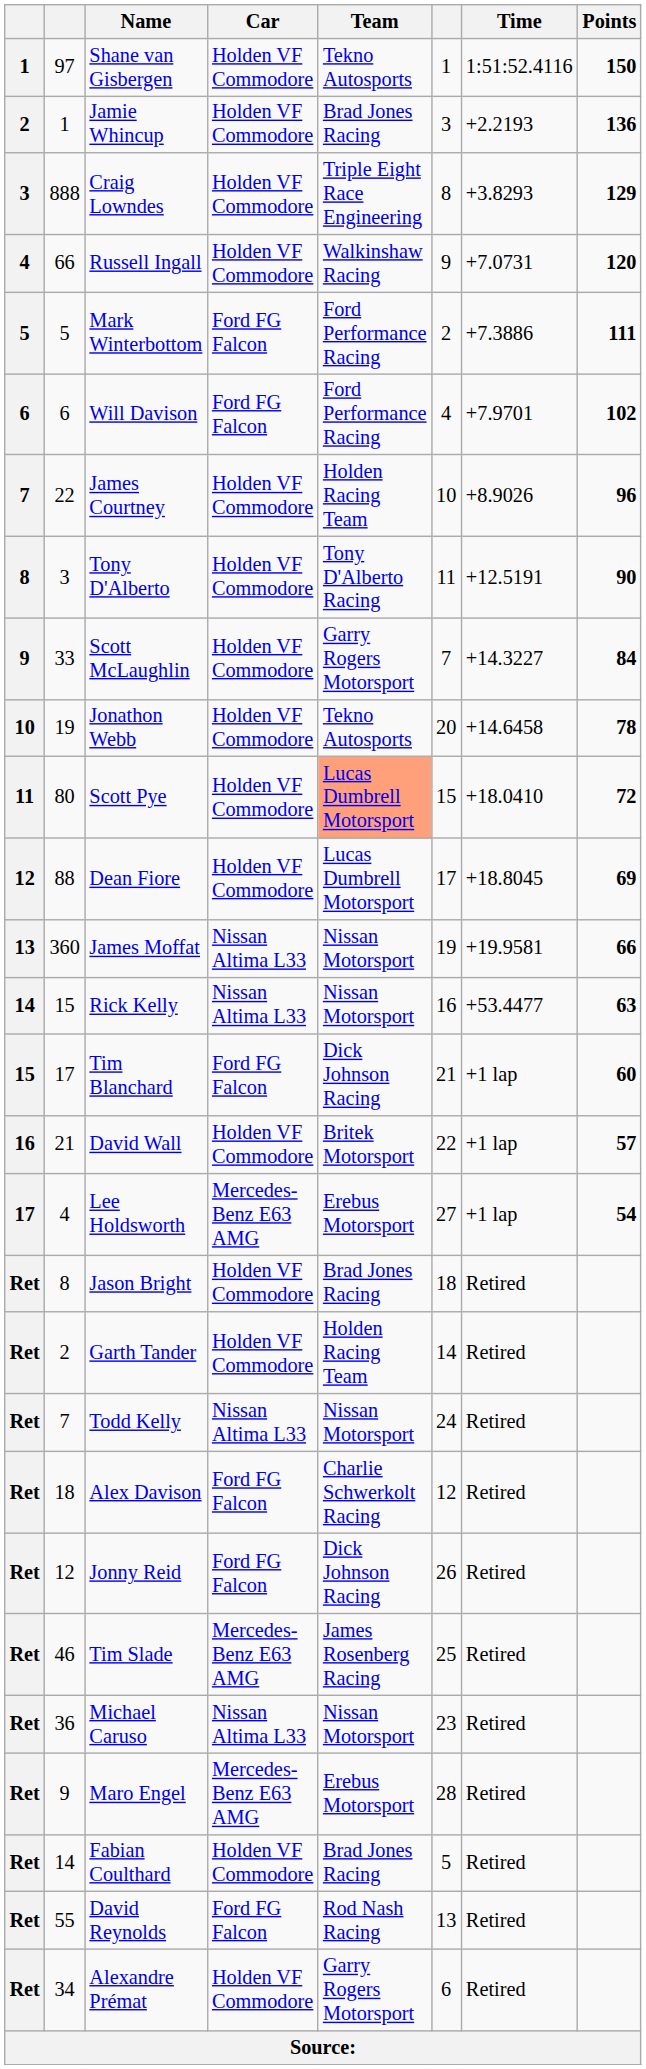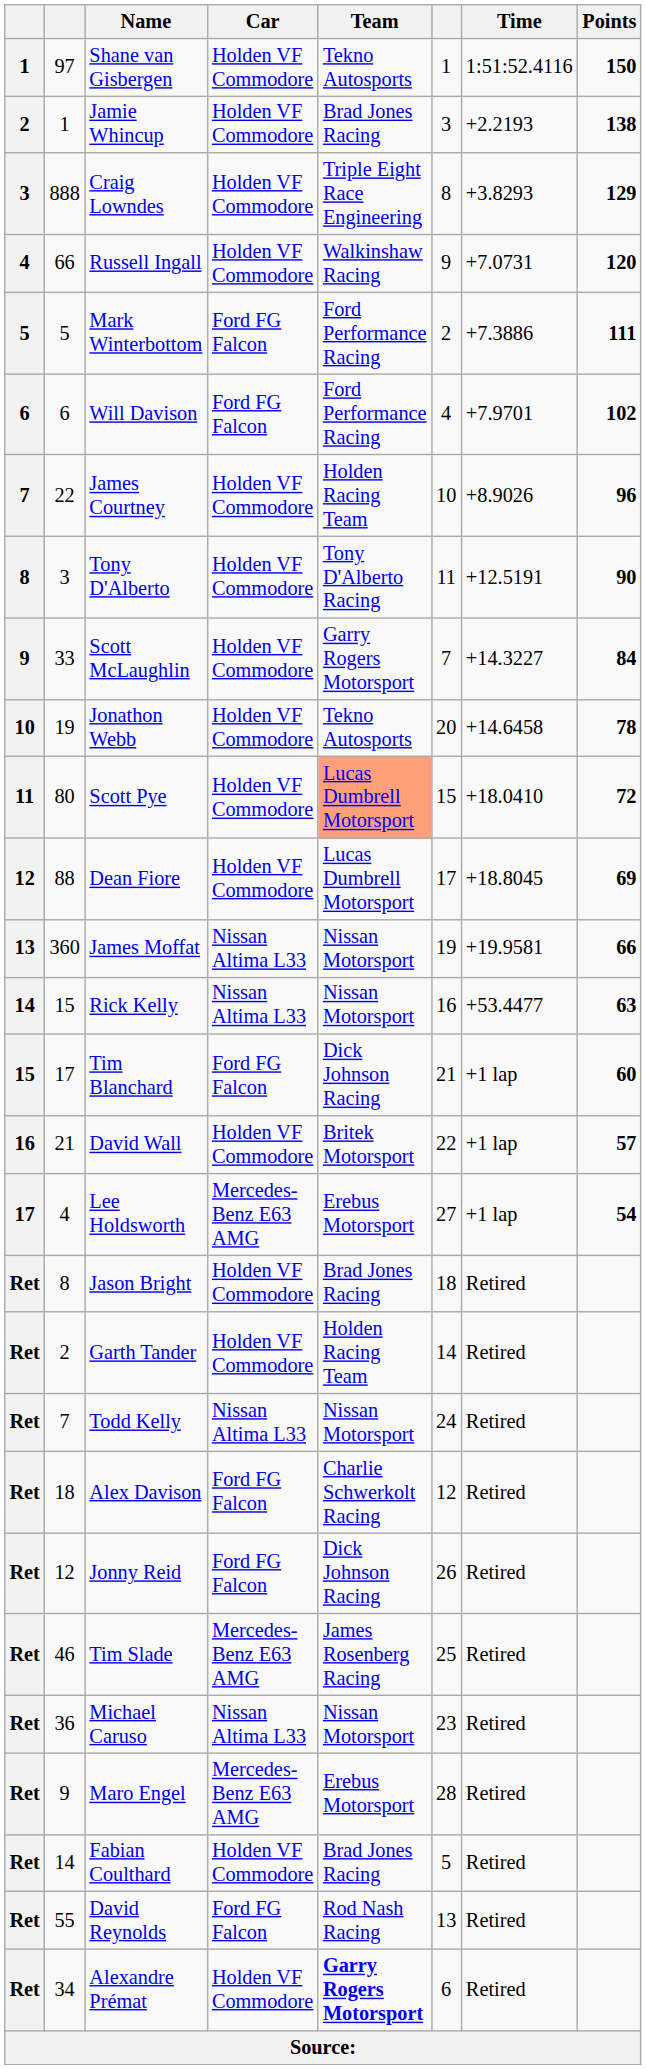(621, 124) 136 -> (621, 124) 138
(369, 1989) normal -> (373, 1989) bold
